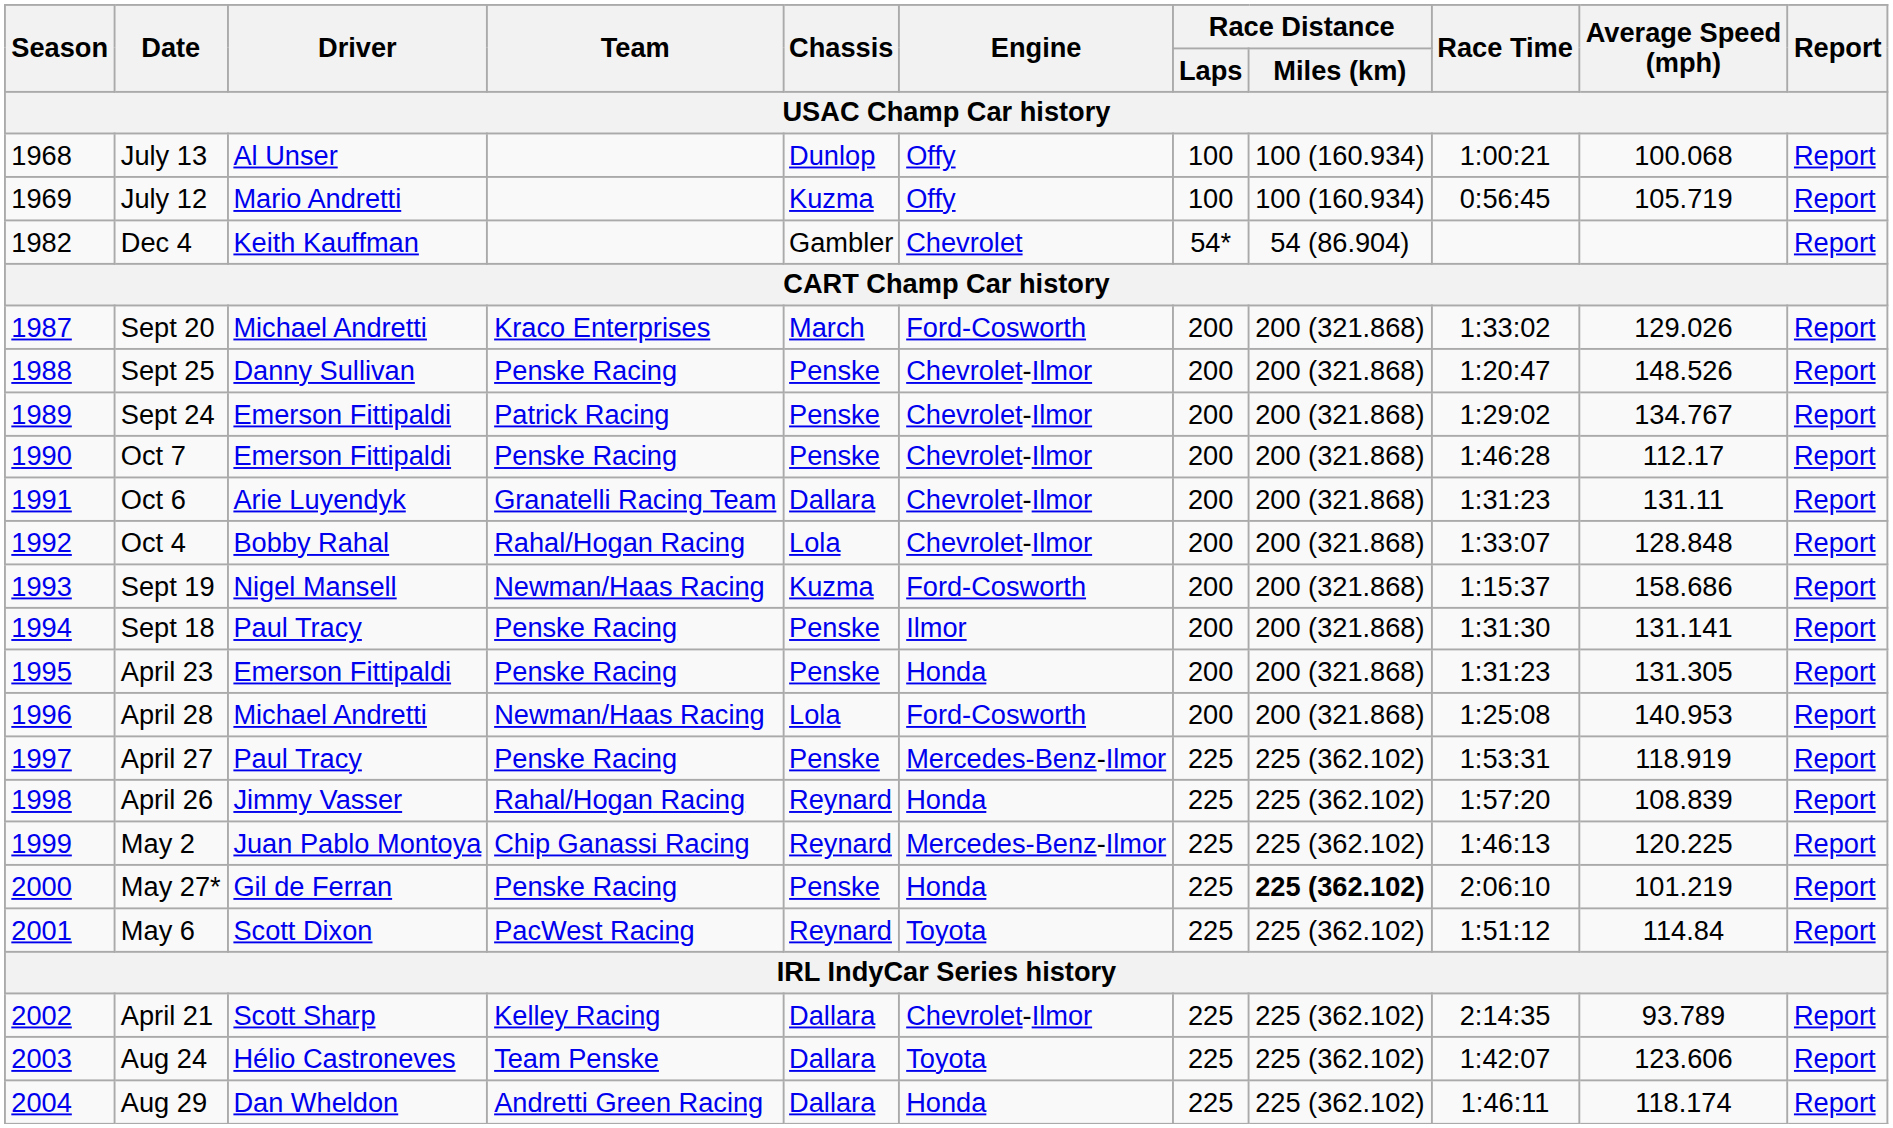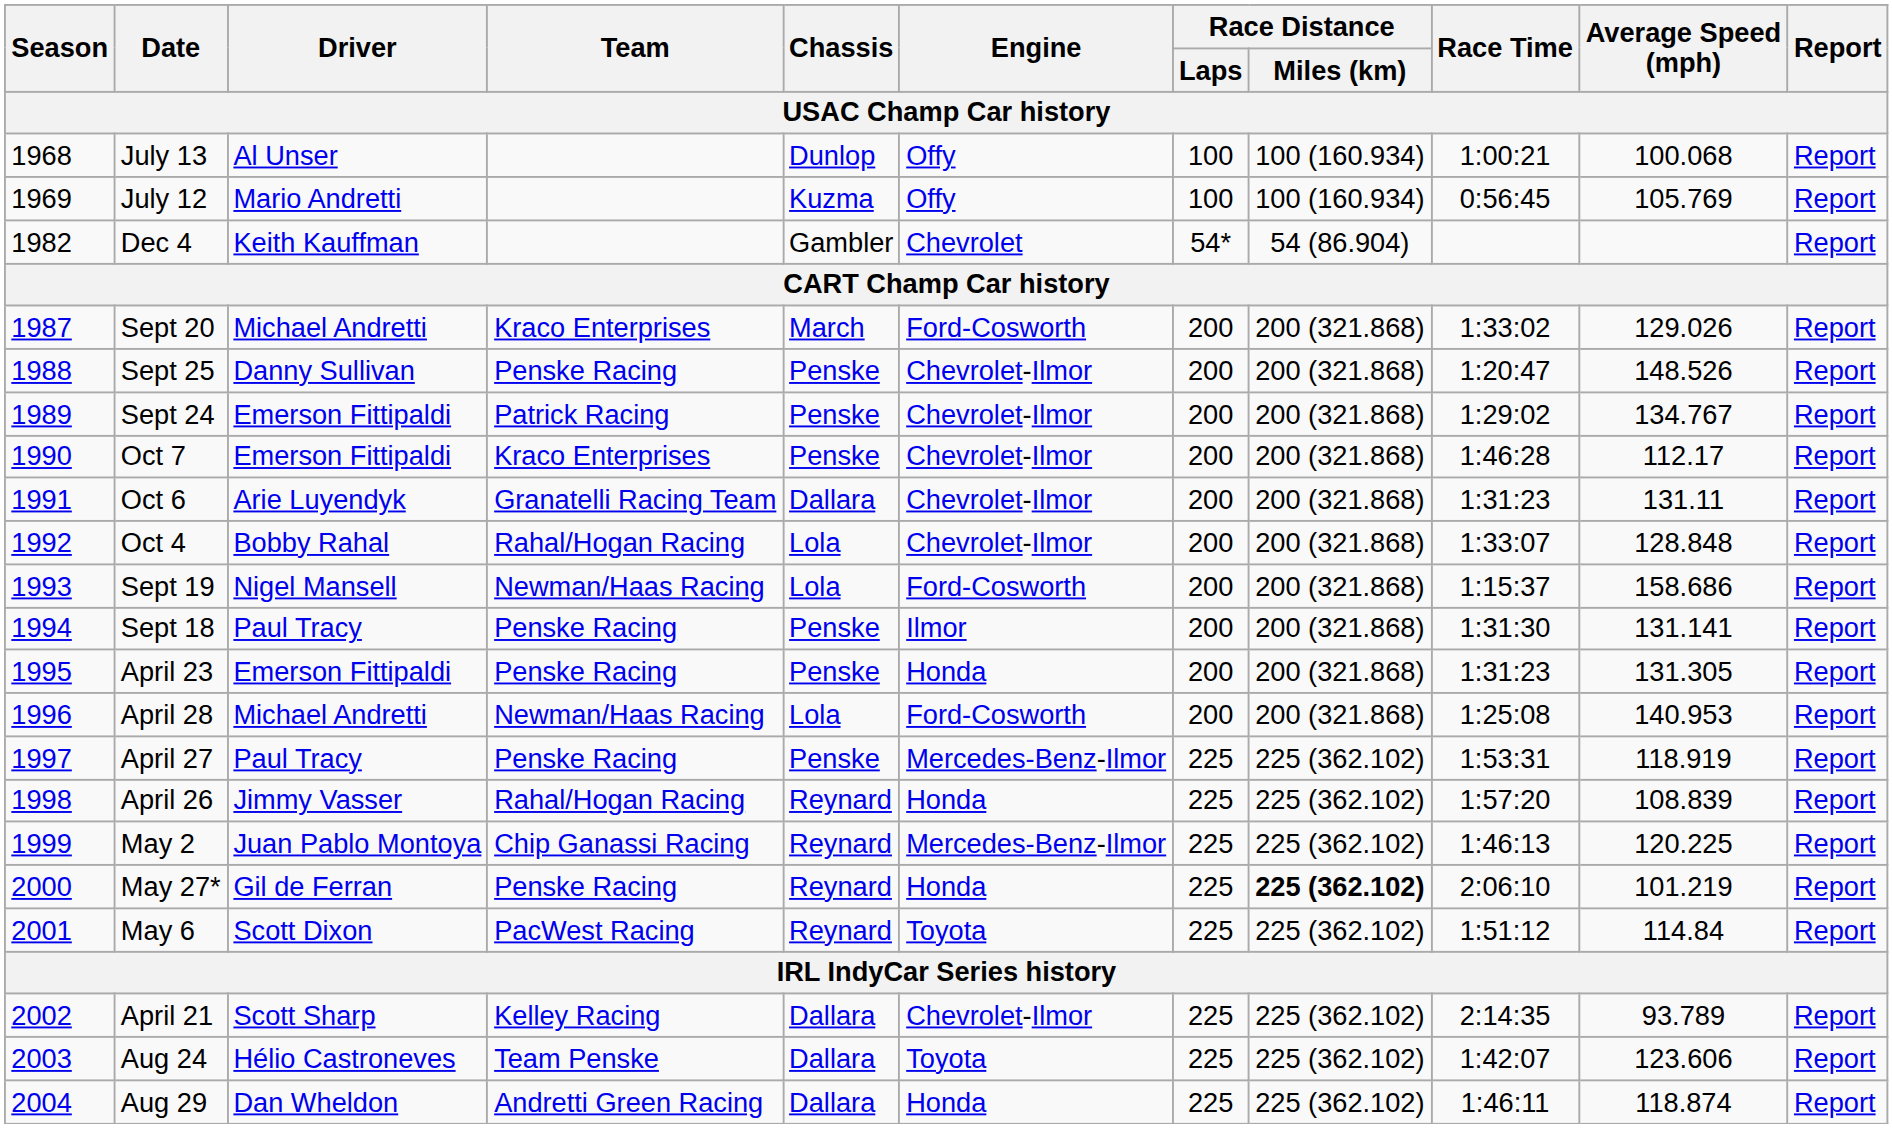(1683, 199) 105.719 -> (1683, 199) 105.769
(586, 457) Penske Racing -> (602, 457) Kraco Enterprises
(831, 586) Kuzma -> (815, 586) Lola
(834, 887) Penske -> (841, 887) Reynard
(1683, 1102) 118.174 -> (1683, 1102) 118.874
